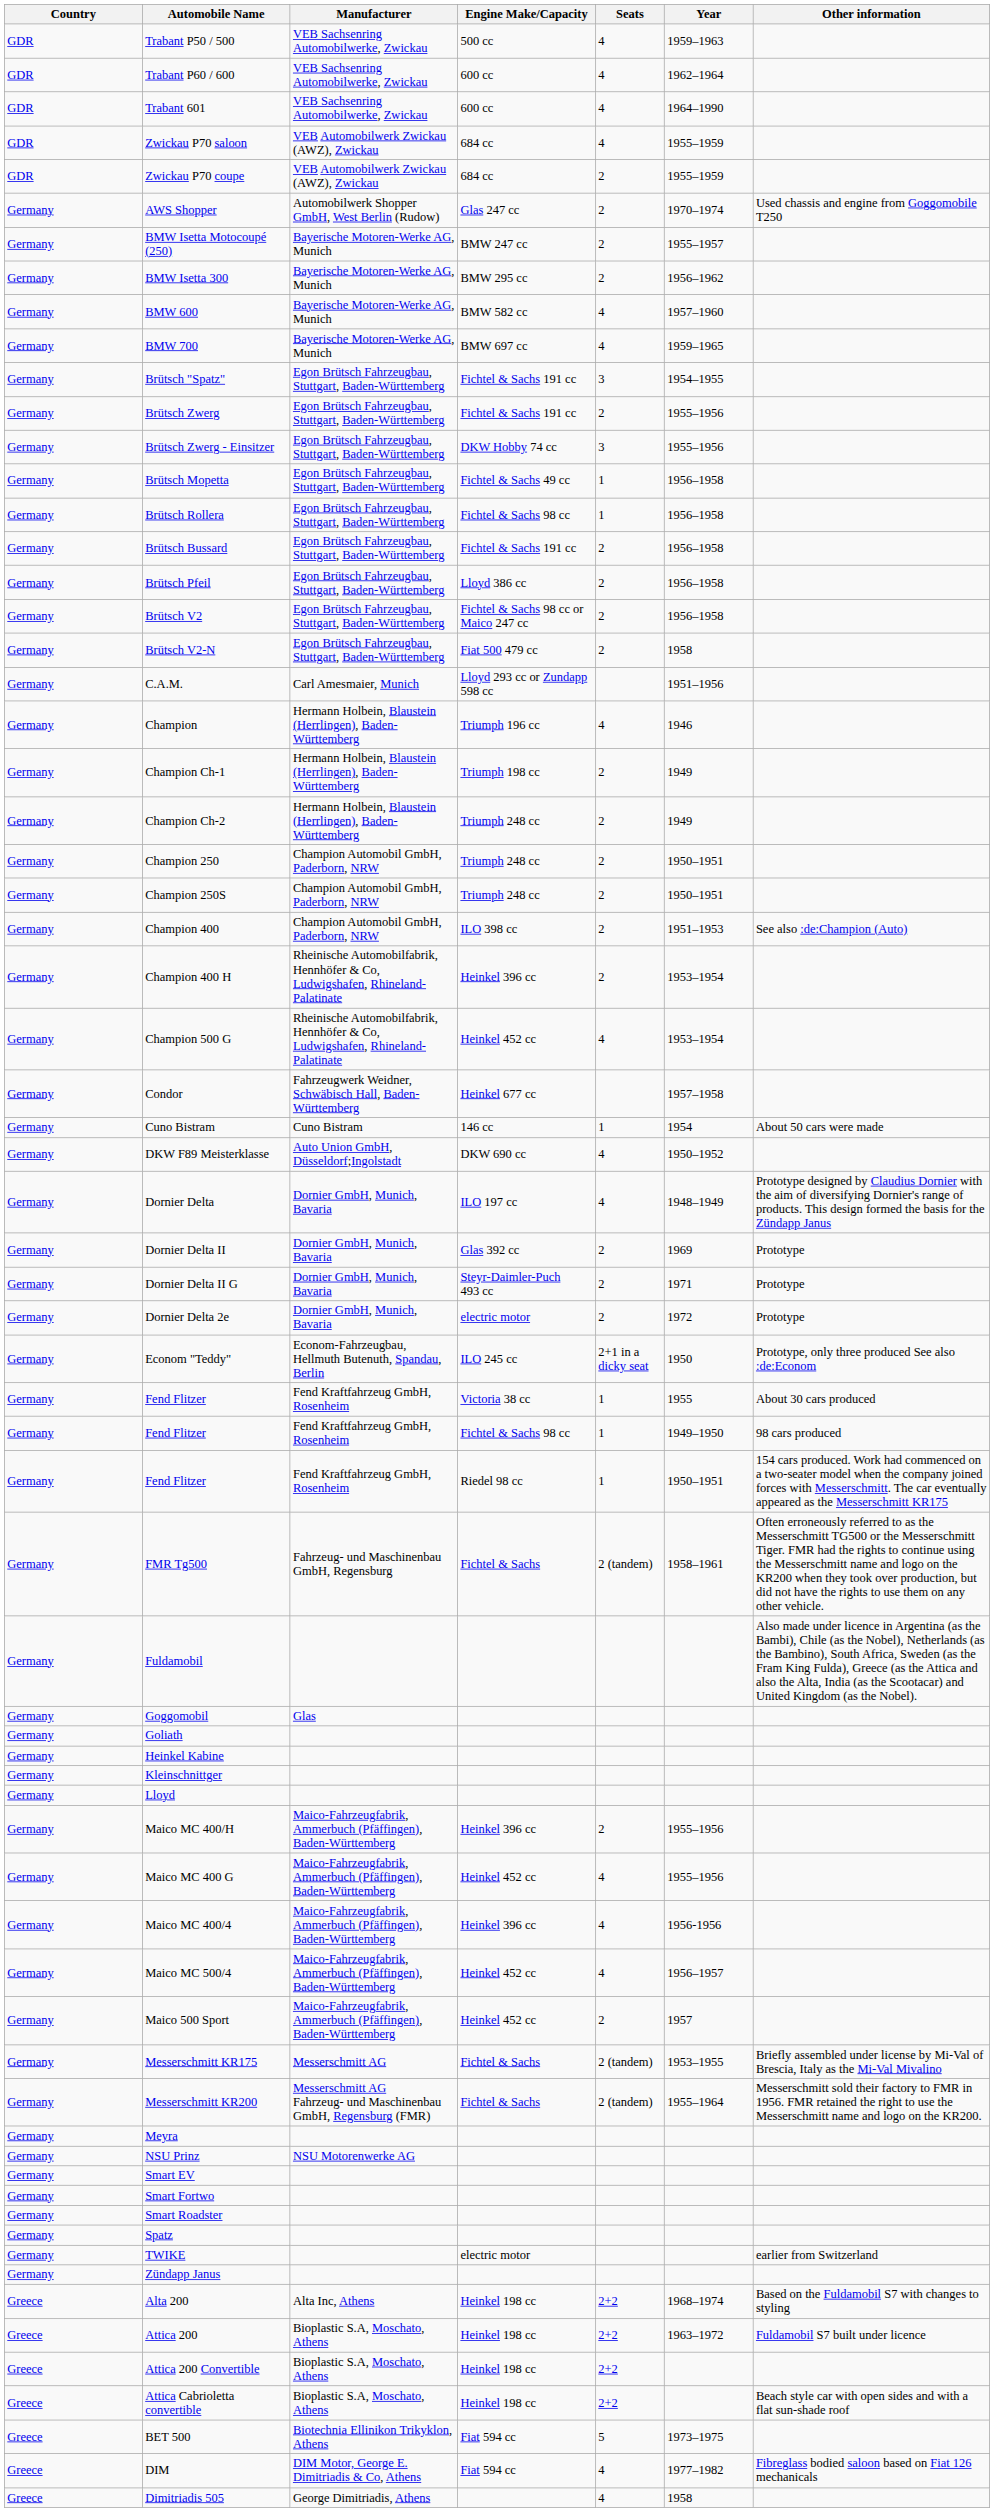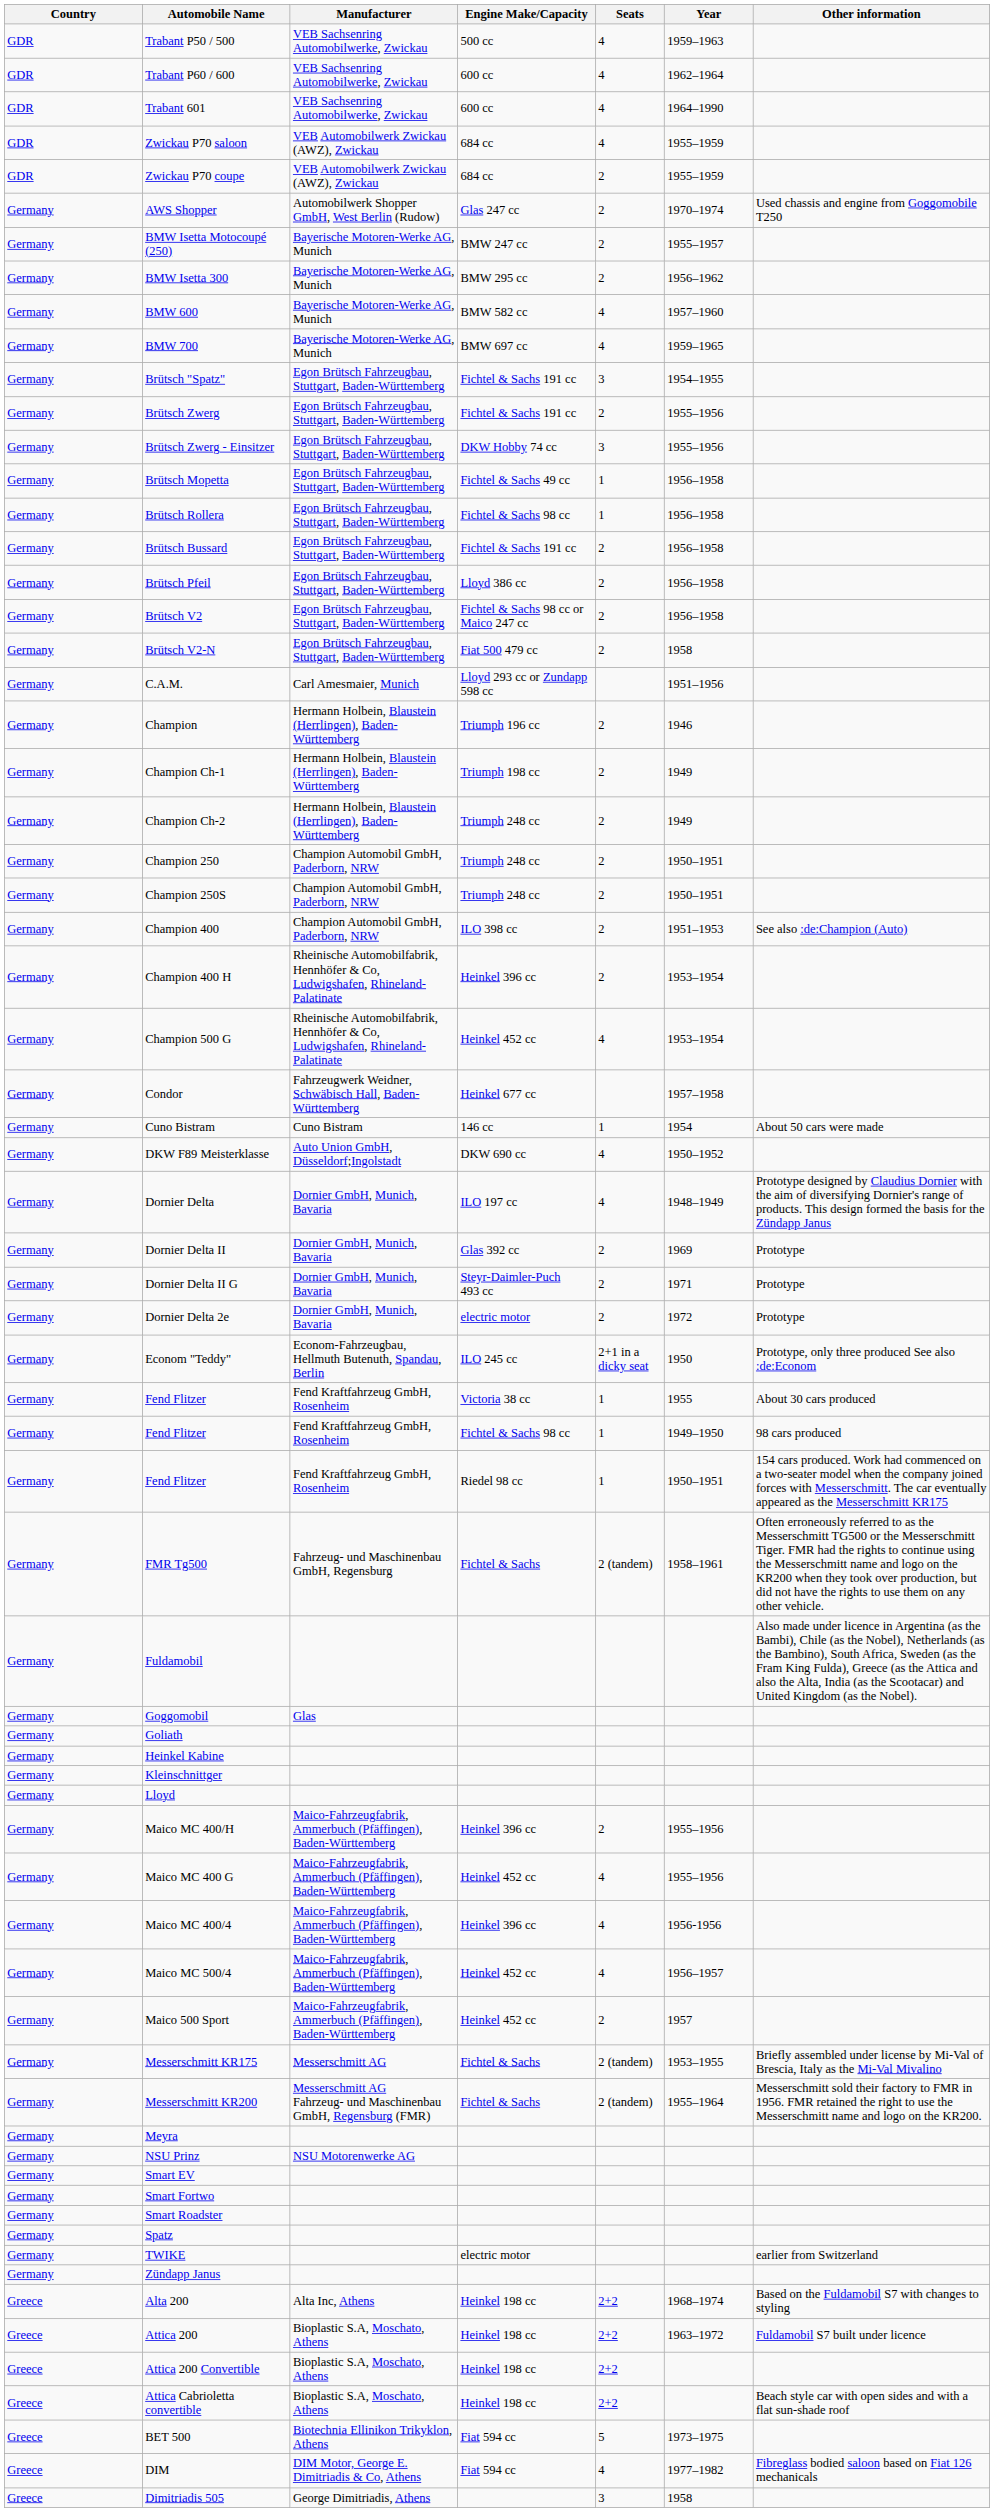(601, 724) 4 -> (601, 724) 2
(601, 2497) 4 -> (601, 2497) 3
